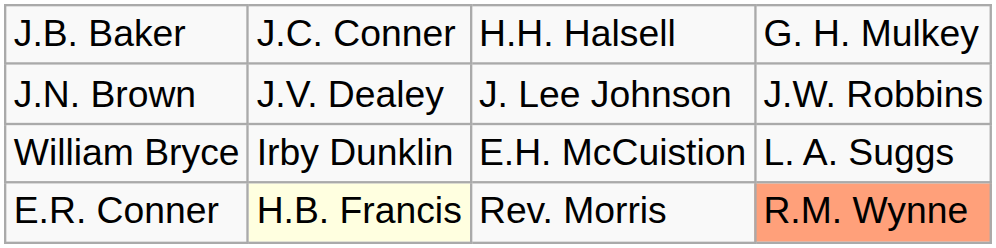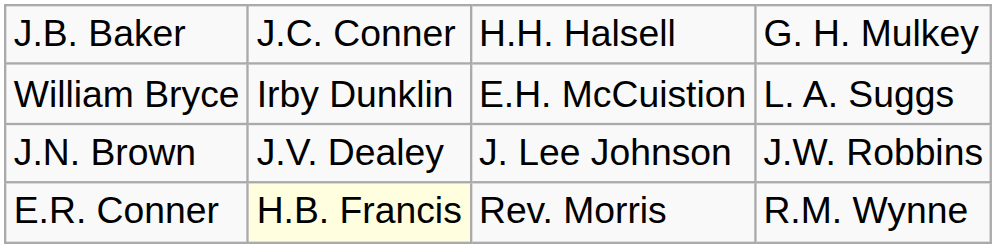rows swapped: (105, 93) <-> (127, 152)
(866, 211) lightsalmon background -> (866, 211) no background
